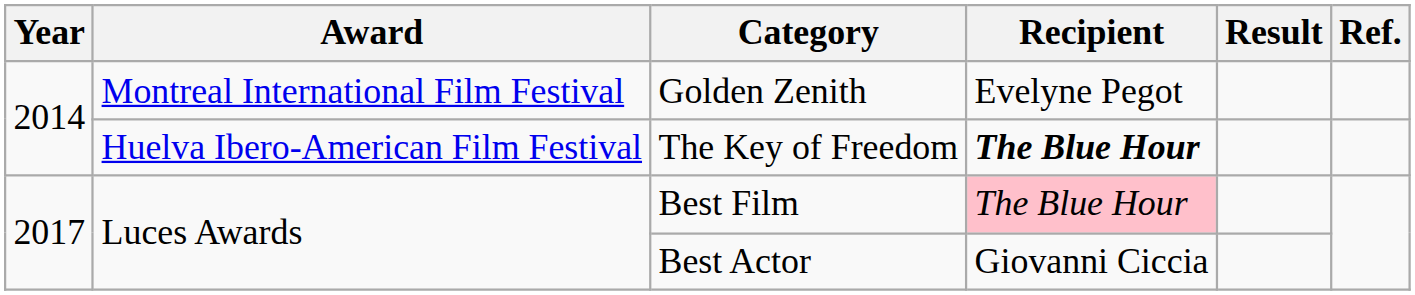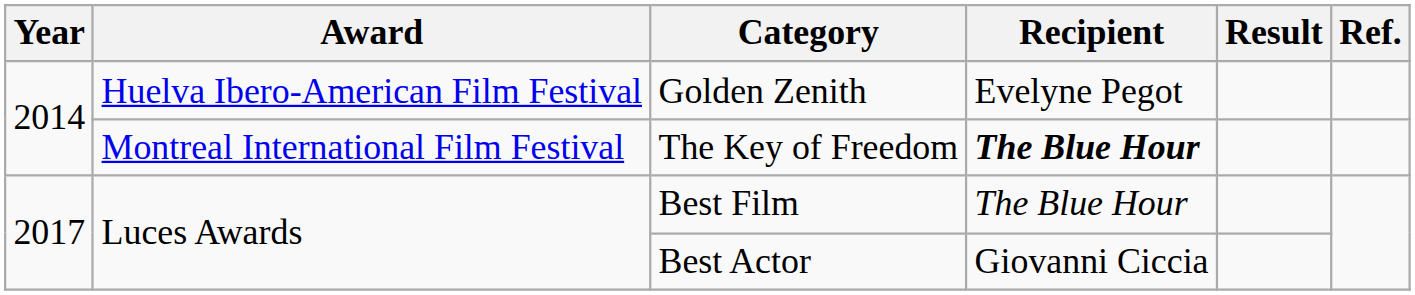(363, 89) Montreal International Film Festival -> (372, 89) Huelva Ibero-American Film Festival
(372, 146) Huelva Ibero-American Film Festival -> (363, 146) Montreal International Film Festival
(1081, 203) pink background -> (1081, 203) no background
